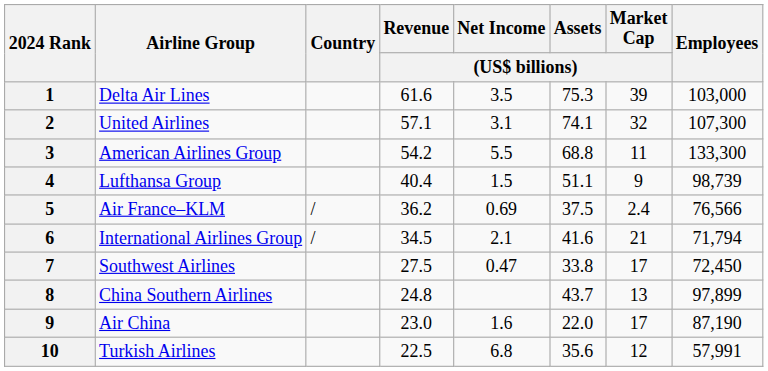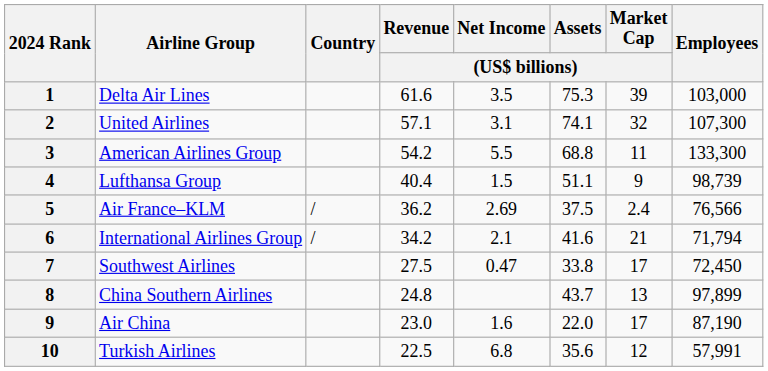(501, 209) 0.69 -> (501, 209) 2.69
(416, 237) 34.5 -> (416, 237) 34.2
